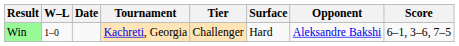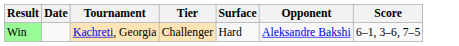- column: (57, 13)
